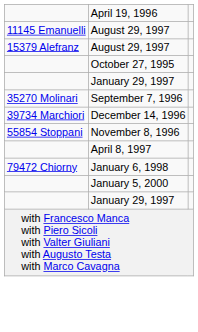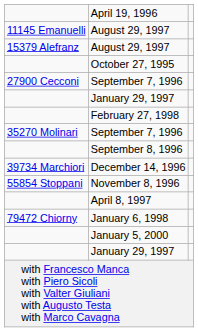+ row: (43, 82)
+ row: (46, 116)
+ row: (46, 150)
